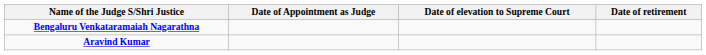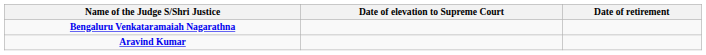- column: (313, 12)
